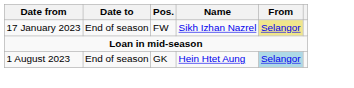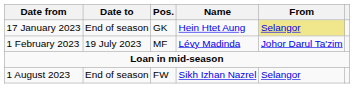(161, 28) FW -> (160, 28) GK
(217, 28) Sikh Izhan Nazrel -> (212, 28) Hein Htet Aung
+ row: (43, 43)
(160, 59) GK -> (161, 75) FW
(212, 59) Hein Htet Aung -> (217, 75) Sikh Izhan Nazrel
(281, 59) lightblue background -> (281, 75) no background
